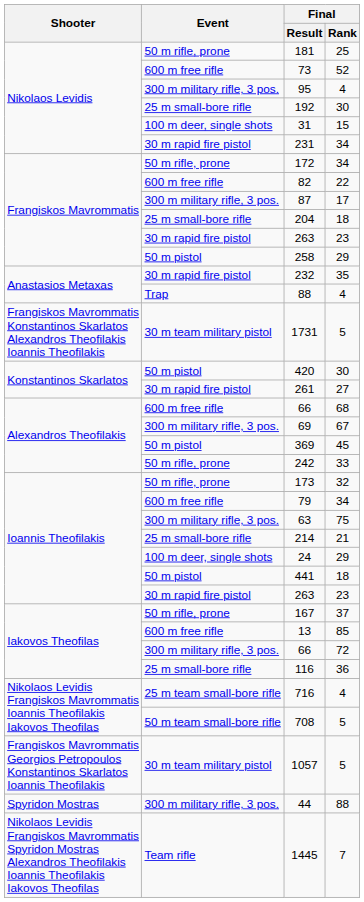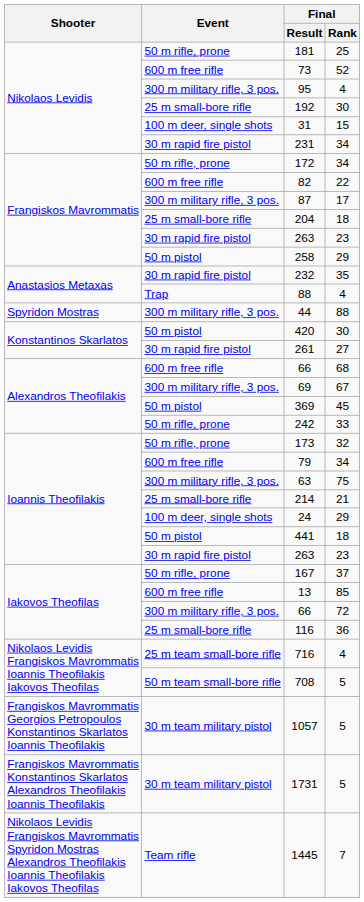rows swapped: (53, 804) <-> (73, 332)
